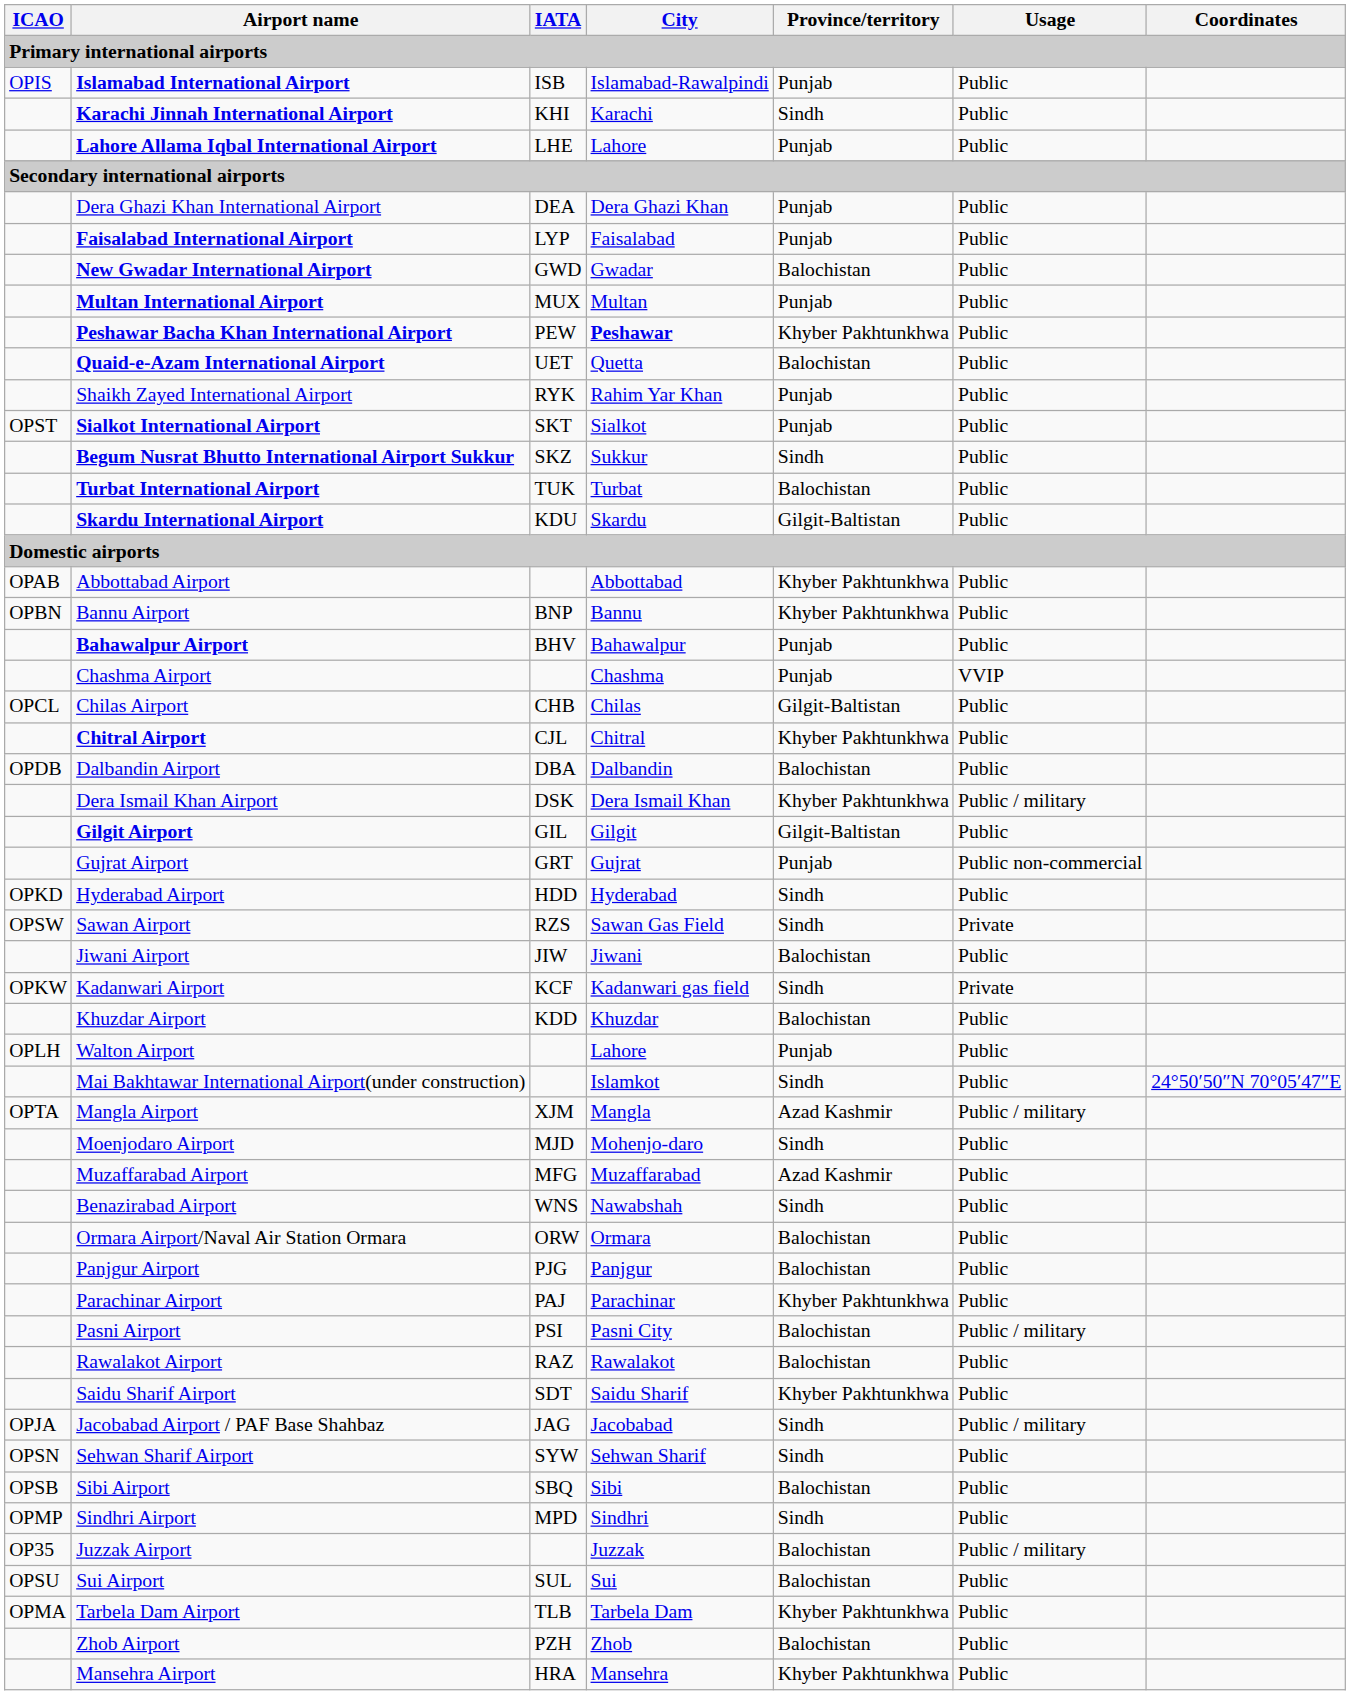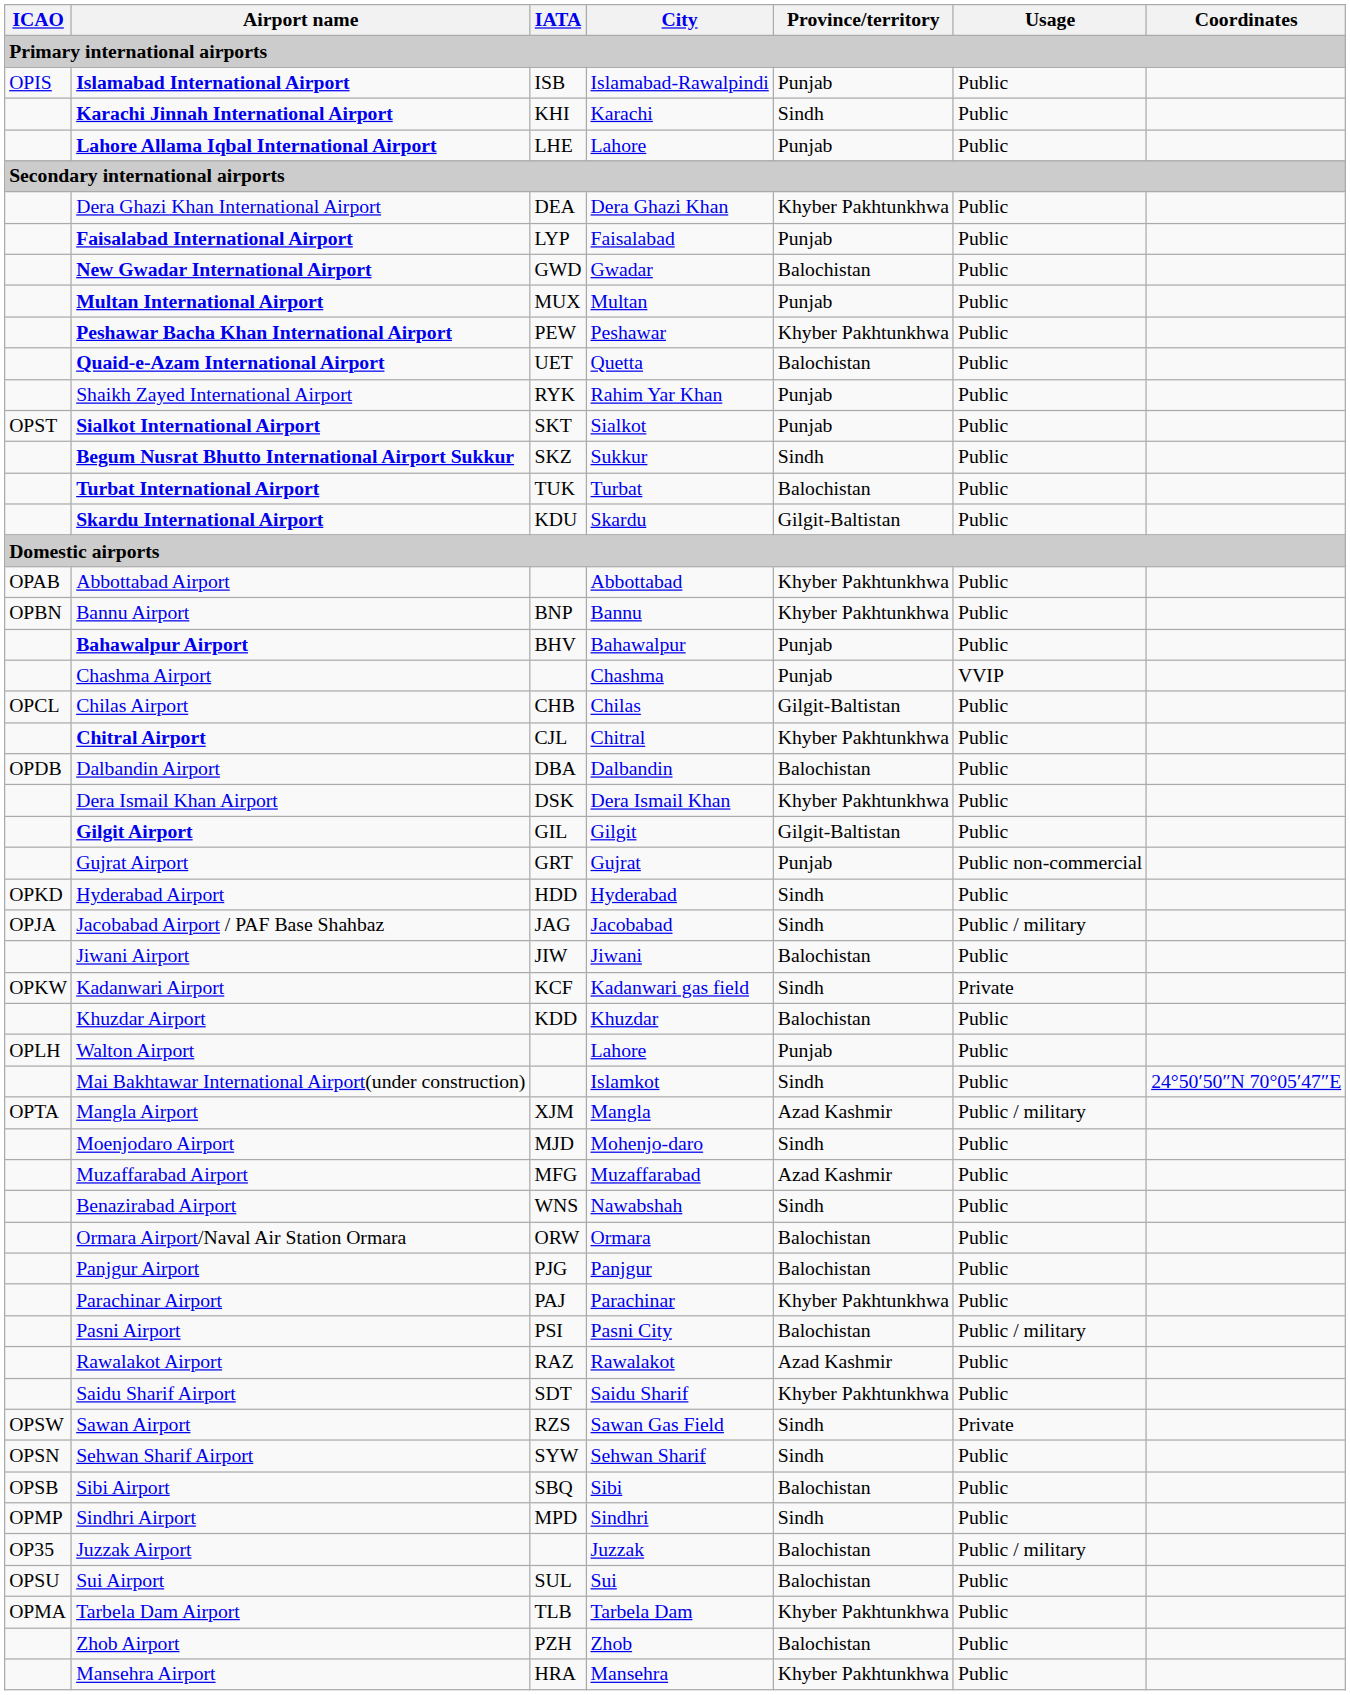(805, 207) Punjab -> (863, 207) Khyber Pakhtunkhwa
(632, 332) bold -> (628, 332) normal
(1022, 800) Public / military -> (983, 800) Public
rows swapped: (230, 1424) <-> (133, 925)
(824, 1362) Balochistan -> (835, 1362) Azad Kashmir
